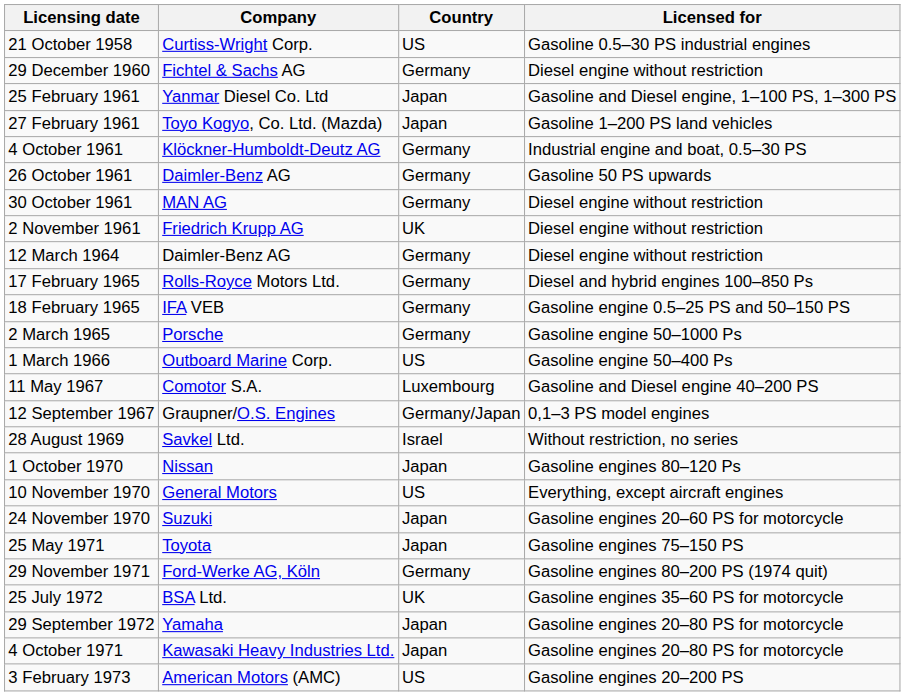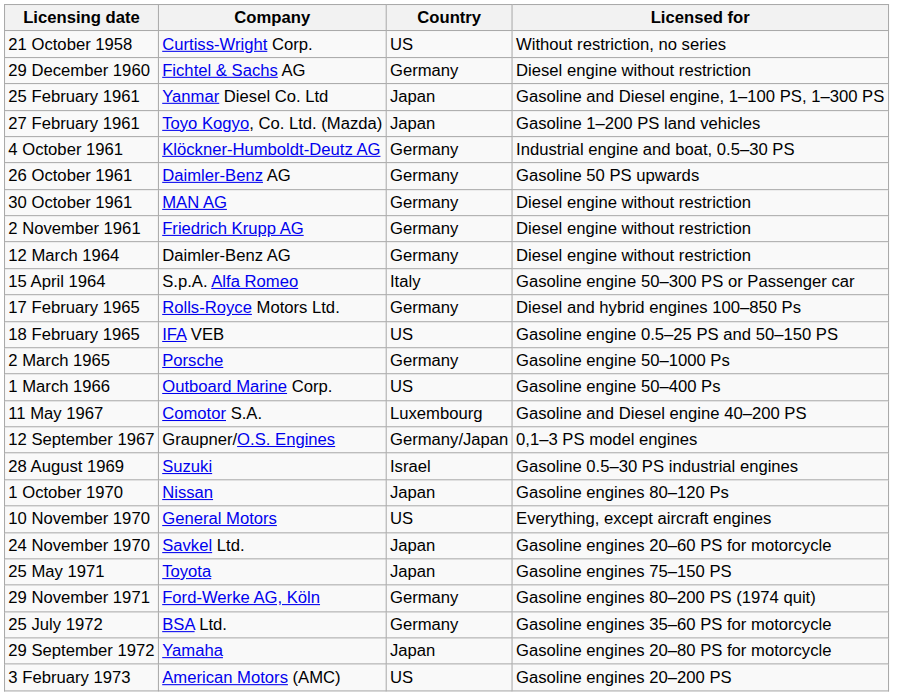(669, 44) Gasoline 0.5–30 PS industrial engines -> (621, 44) Without restriction, no series
(414, 228) UK -> (424, 228) Germany
+ row: (57, 281)
(436, 307) Germany -> (402, 334) US
(203, 439) Savkel Ltd. -> (187, 466) Suzuki
(633, 439) Without restriction, no series -> (657, 466) Gasoline 0.5–30 PS industrial engines
(187, 519) Suzuki -> (203, 545) Savkel Ltd.
(414, 598) UK -> (424, 624) Germany
- row: (66, 651)
